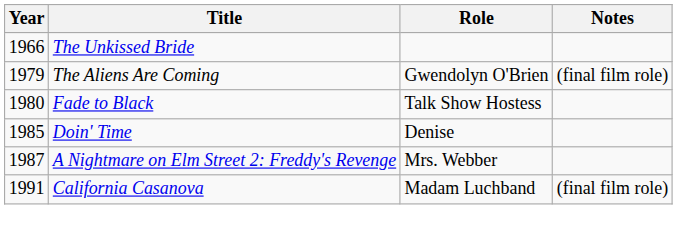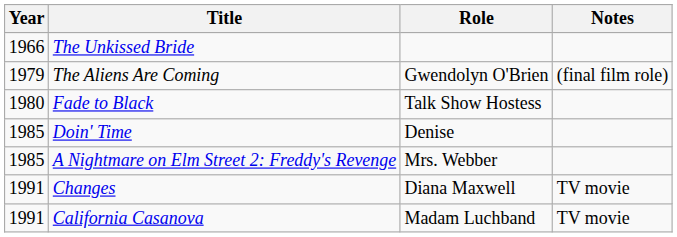(27, 160) 1987 -> (27, 160) 1985
+ row: (84, 189)
(613, 189) (final film role) -> (593, 217) TV movie
